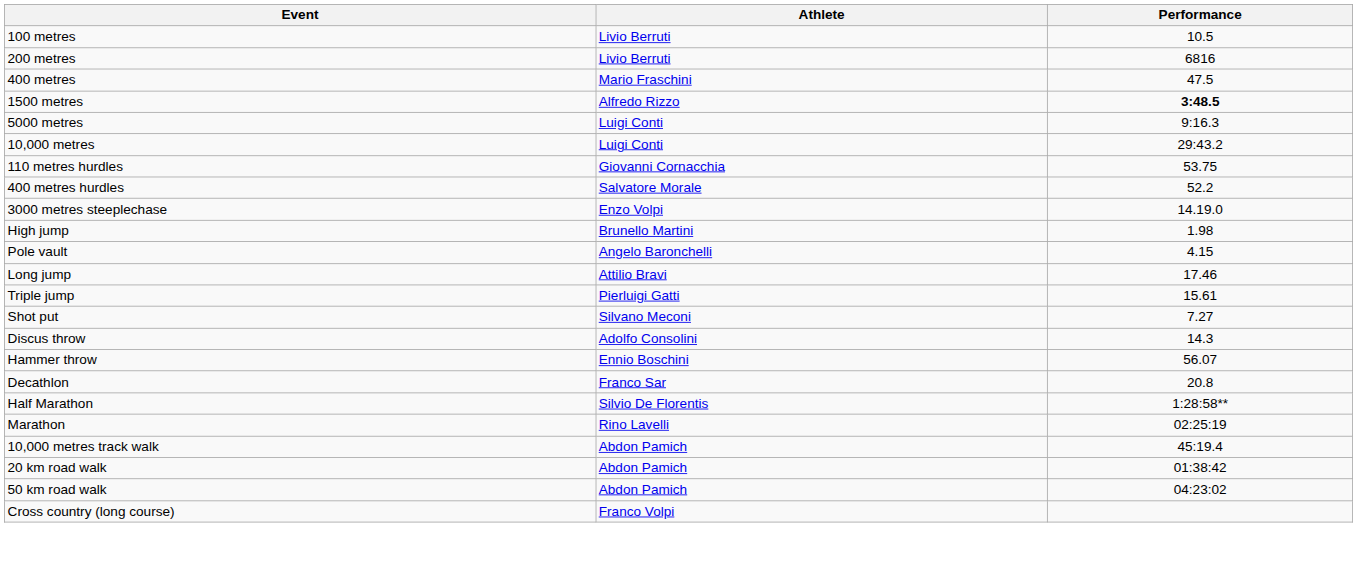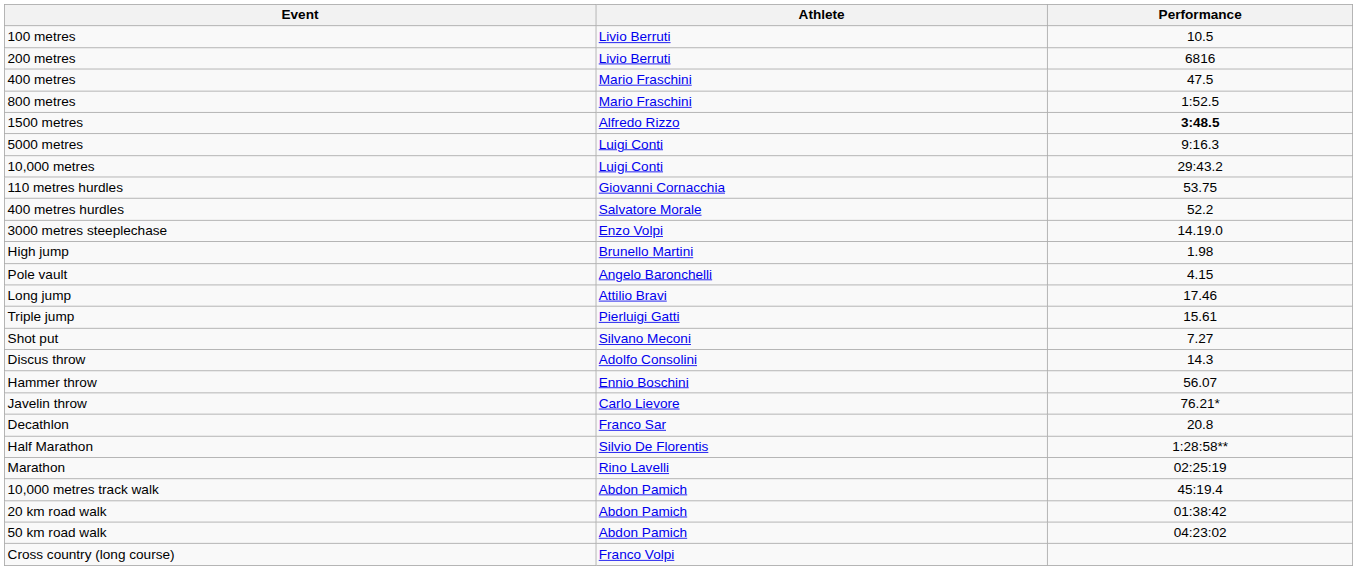+ row: (42, 101)
+ row: (47, 403)
